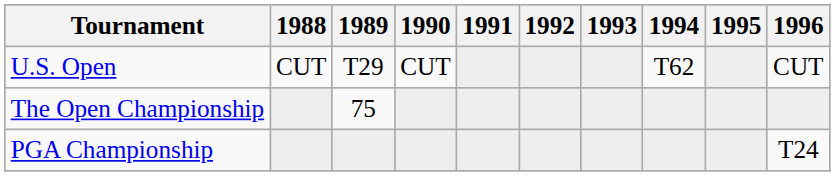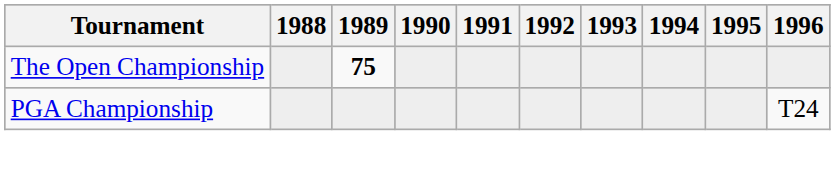- row: (64, 67)
(363, 108) normal -> (363, 67) bold
